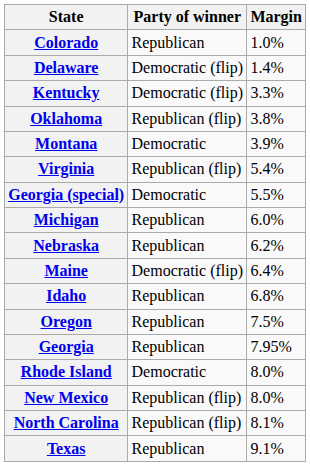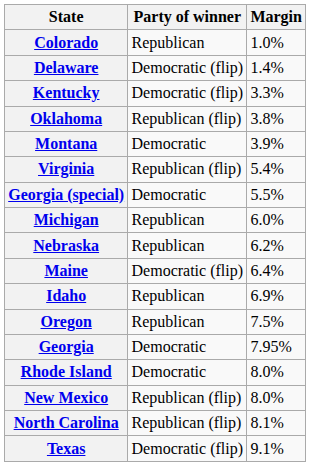(267, 296) 6.8% -> (267, 296) 6.9%
(168, 347) Republican -> (169, 347) Democratic
(168, 448) Republican -> (187, 448) Democratic (flip)
